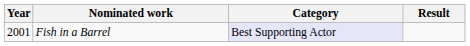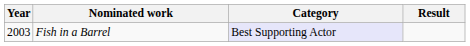(19, 32) 2001 -> (19, 32) 2003
